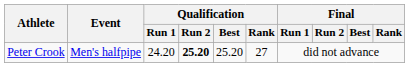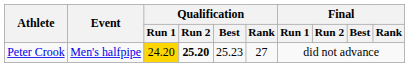(161, 53) no background -> (161, 53) gold background
(229, 53) 25.20 -> (229, 53) 25.23
